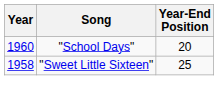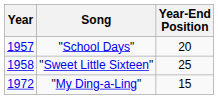(20, 46) 1960 -> (20, 46) 1957
+ row: (96, 84)
